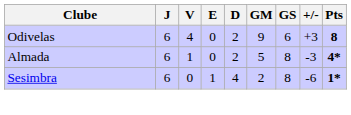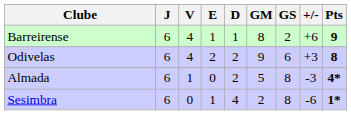+ row: (38, 36)
(213, 36) 0 -> (213, 57) 2
